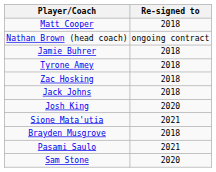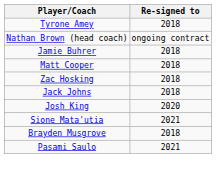rows swapped: (67, 65) <-> (67, 24)
- row: (67, 160)
